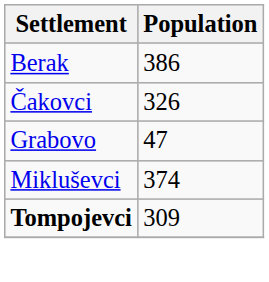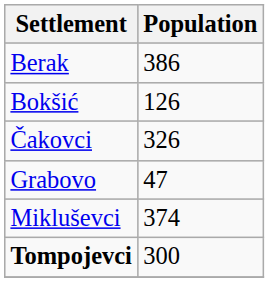+ row: (44, 101)
(162, 218) 309 -> (162, 256) 300
